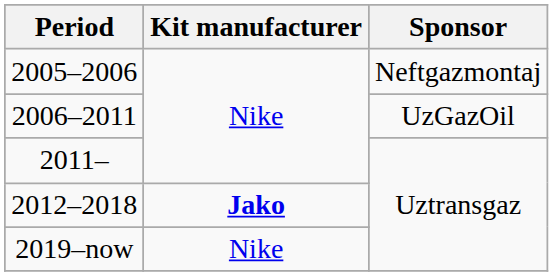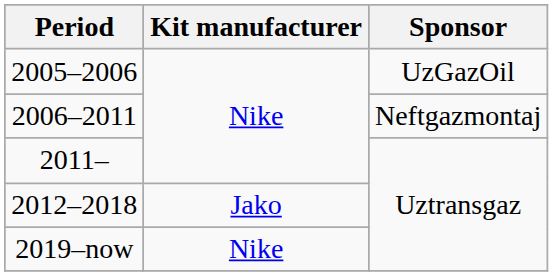(458, 71) Neftgazmontaj -> (458, 71) UzGazOil
(458, 115) UzGazOil -> (458, 115) Neftgazmontaj
(256, 204) bold -> (256, 204) normal
